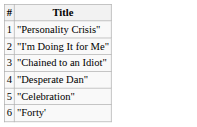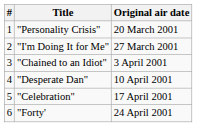+ column: (152, 12)
